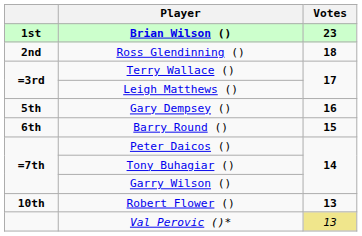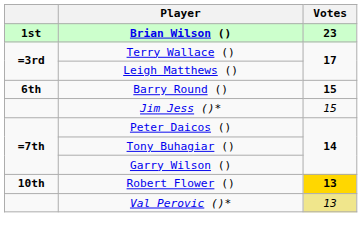- row: (181, 51)
- row: (181, 108)
+ row: (181, 108)
(330, 202) no background -> (330, 183) gold background
